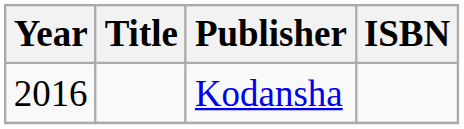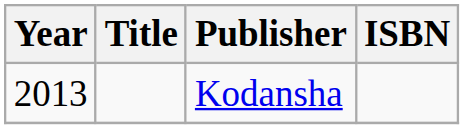(51, 92) 2016 -> (51, 92) 2013
